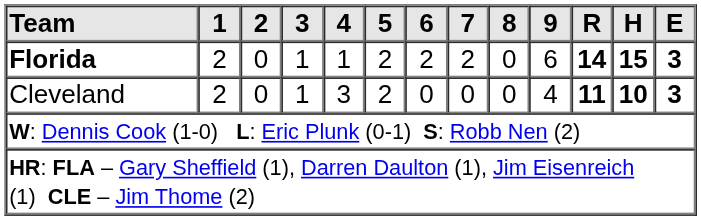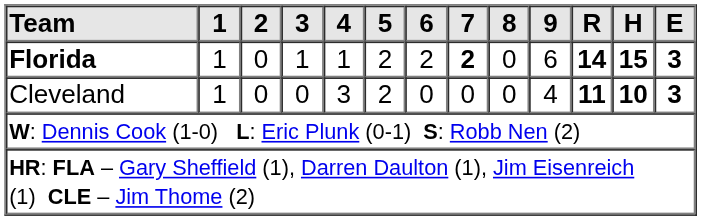(220, 59) 2 -> (220, 59) 1
(468, 59) normal -> (468, 59) bold
(220, 94) 2 -> (220, 94) 1
(302, 94) 1 -> (302, 94) 0
